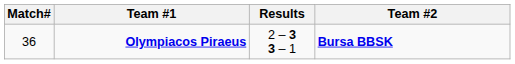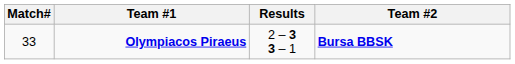(29, 41) 36 -> (29, 41) 33
